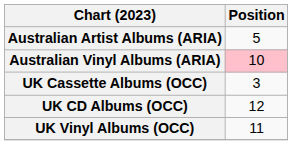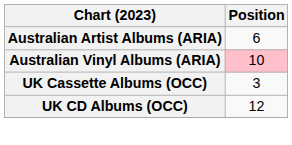(257, 38) 5 -> (257, 38) 6
- row: (115, 128)
